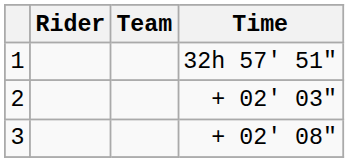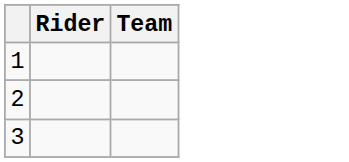- column: (260, 24)
